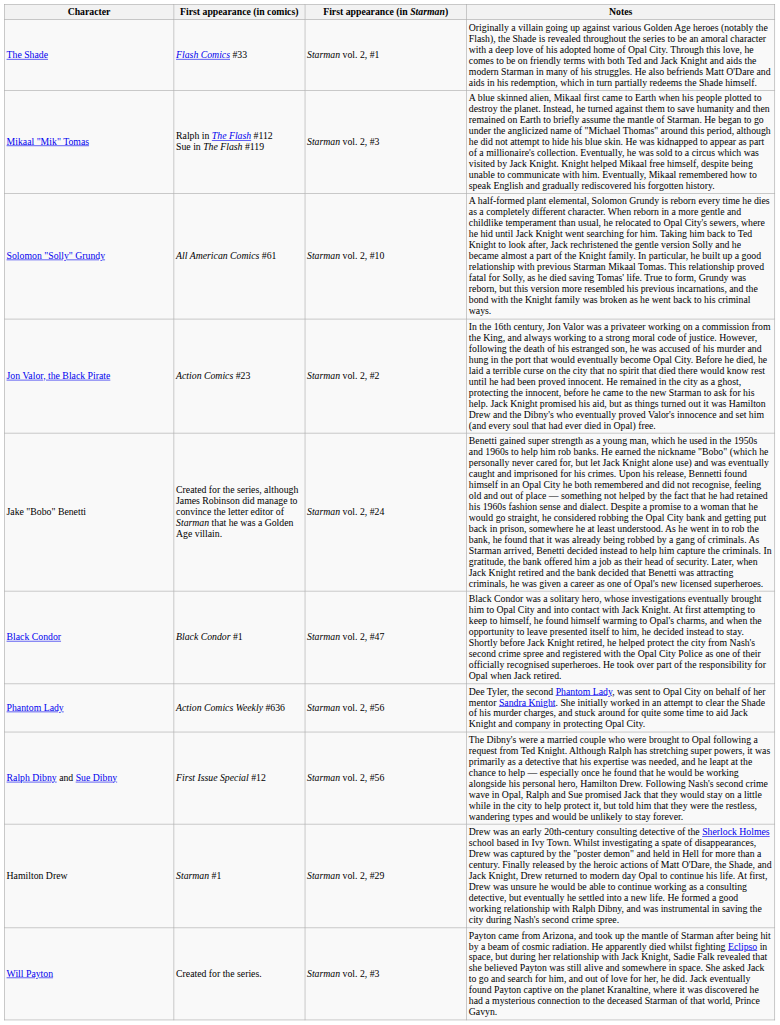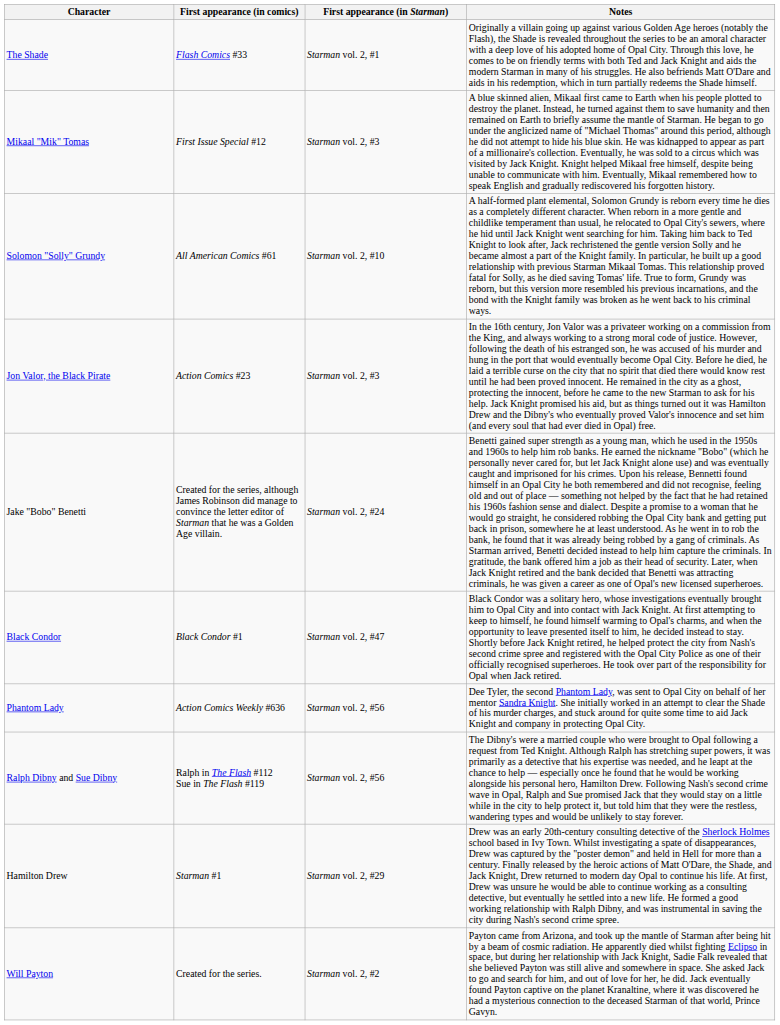(224, 142) Ralph in The Flash #112 Sue in The Flash #119 -> (221, 142) First Issue Special #12
(343, 376) Starman vol. 2, #2 -> (343, 376) Starman vol. 2, #3
(221, 778) First Issue Special #12 -> (224, 778) Ralph in The Flash #112 Sue in The Flash #119
(343, 974) Starman vol. 2, #3 -> (343, 974) Starman vol. 2, #2
